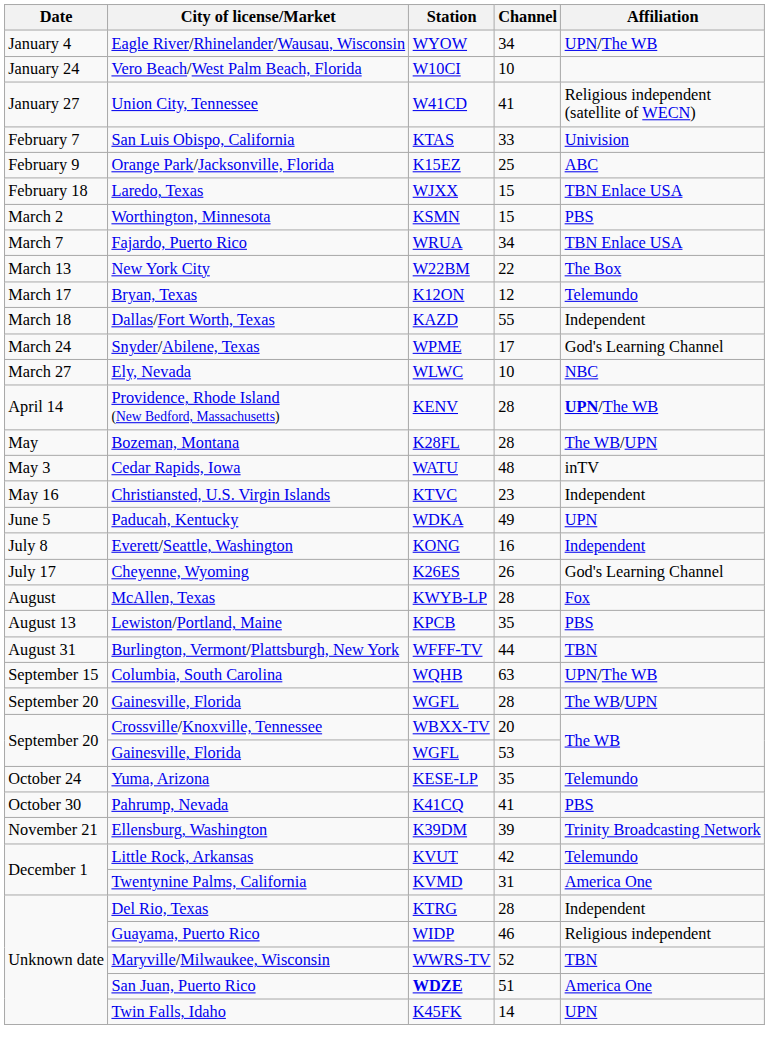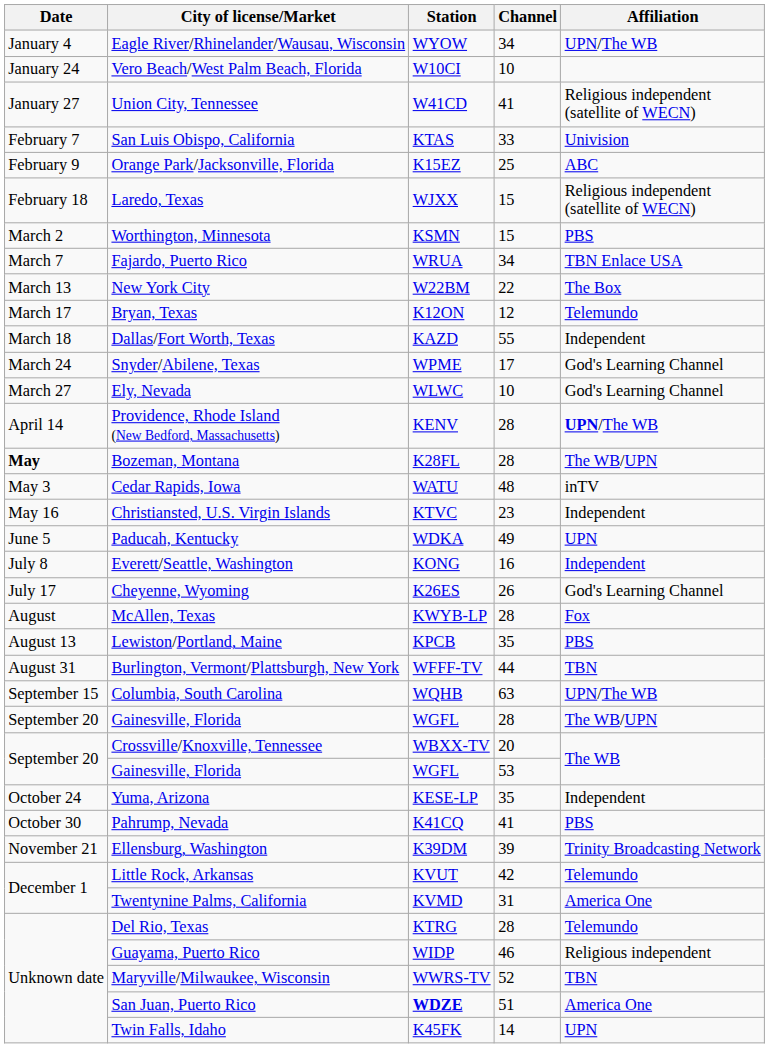(624, 191) TBN Enlace USA -> (638, 200) Religious independent (satellite of WECN)
(581, 372) NBC -> (644, 390) God's Learning Channel
(23, 442) normal -> (24, 460) bold
(601, 778) Telemundo -> (605, 797) Independent
(605, 908) Independent -> (601, 926) Telemundo
